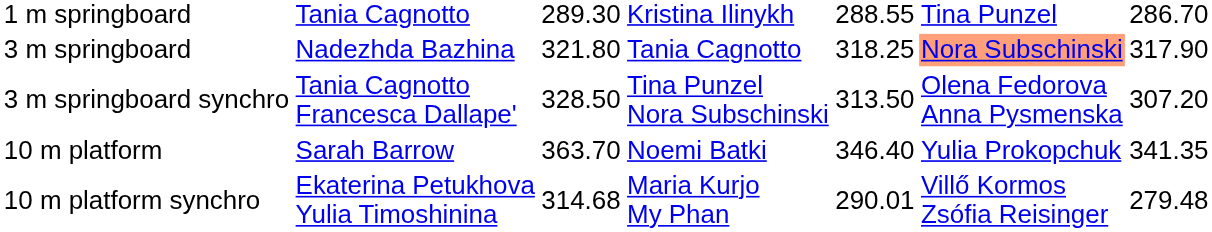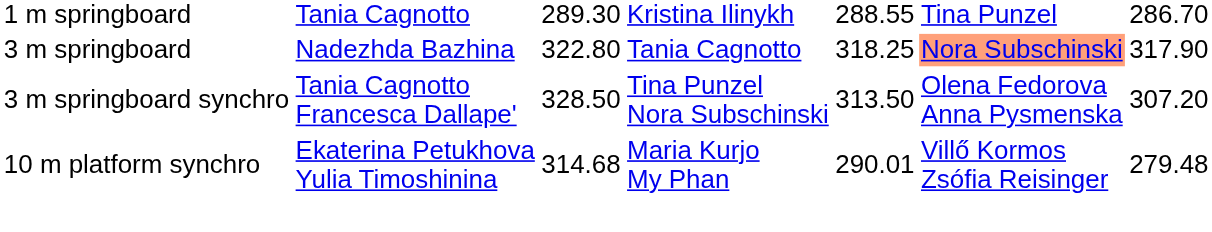(581, 49) 321.80 -> (581, 49) 322.80
- row: (83, 150)
